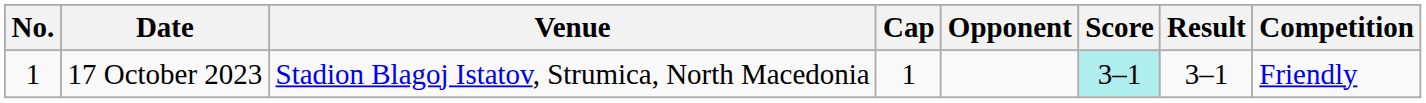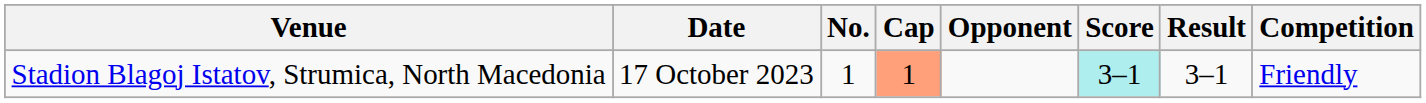columns swapped: (33, 27) <-> (573, 27)
(909, 73) no background -> (909, 73) lightsalmon background
